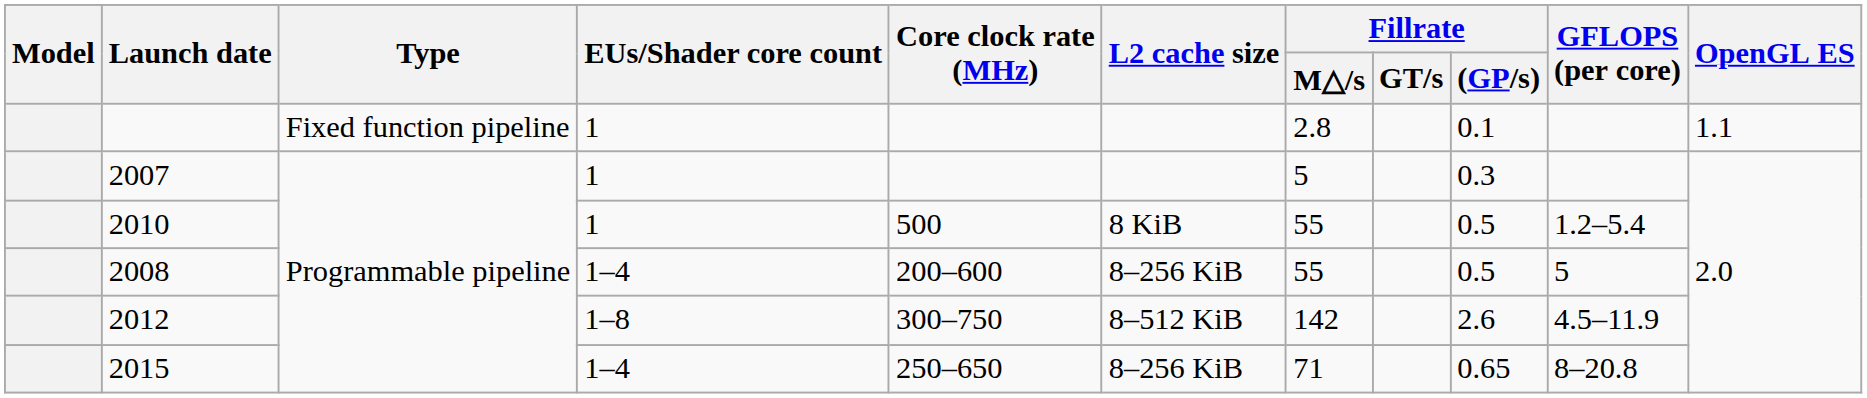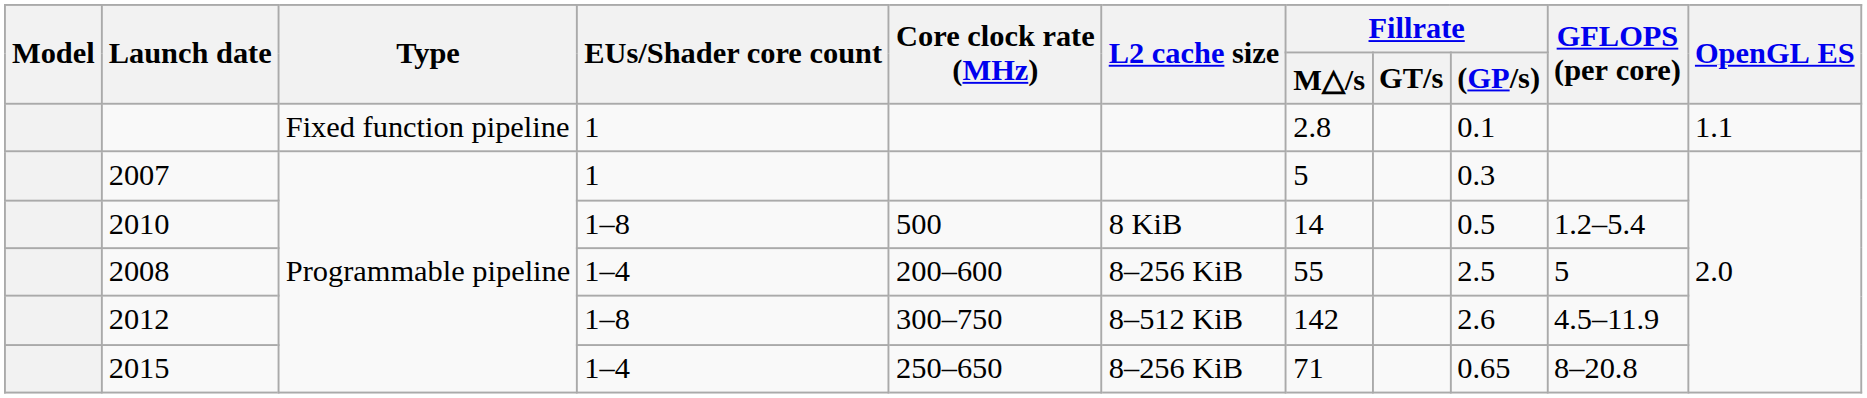(592, 223) 1 -> (607, 223) 1–8
(1308, 223) 55 -> (1308, 223) 14
(1476, 271) 0.5 -> (1476, 271) 2.5
